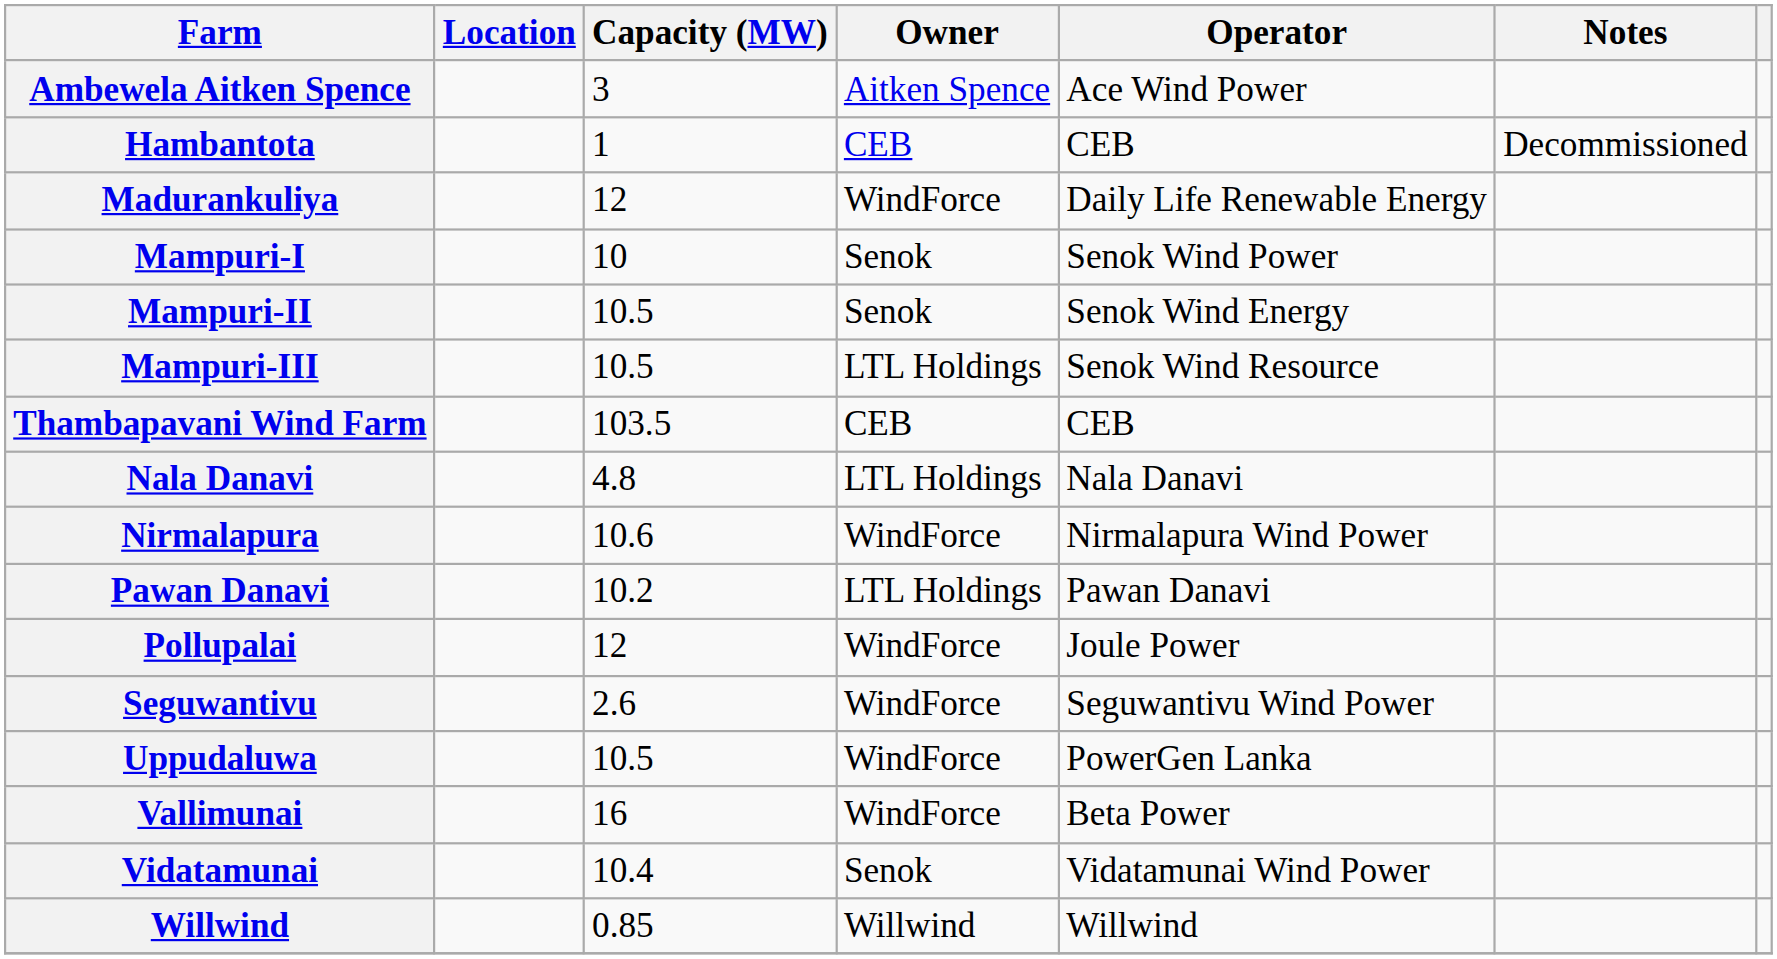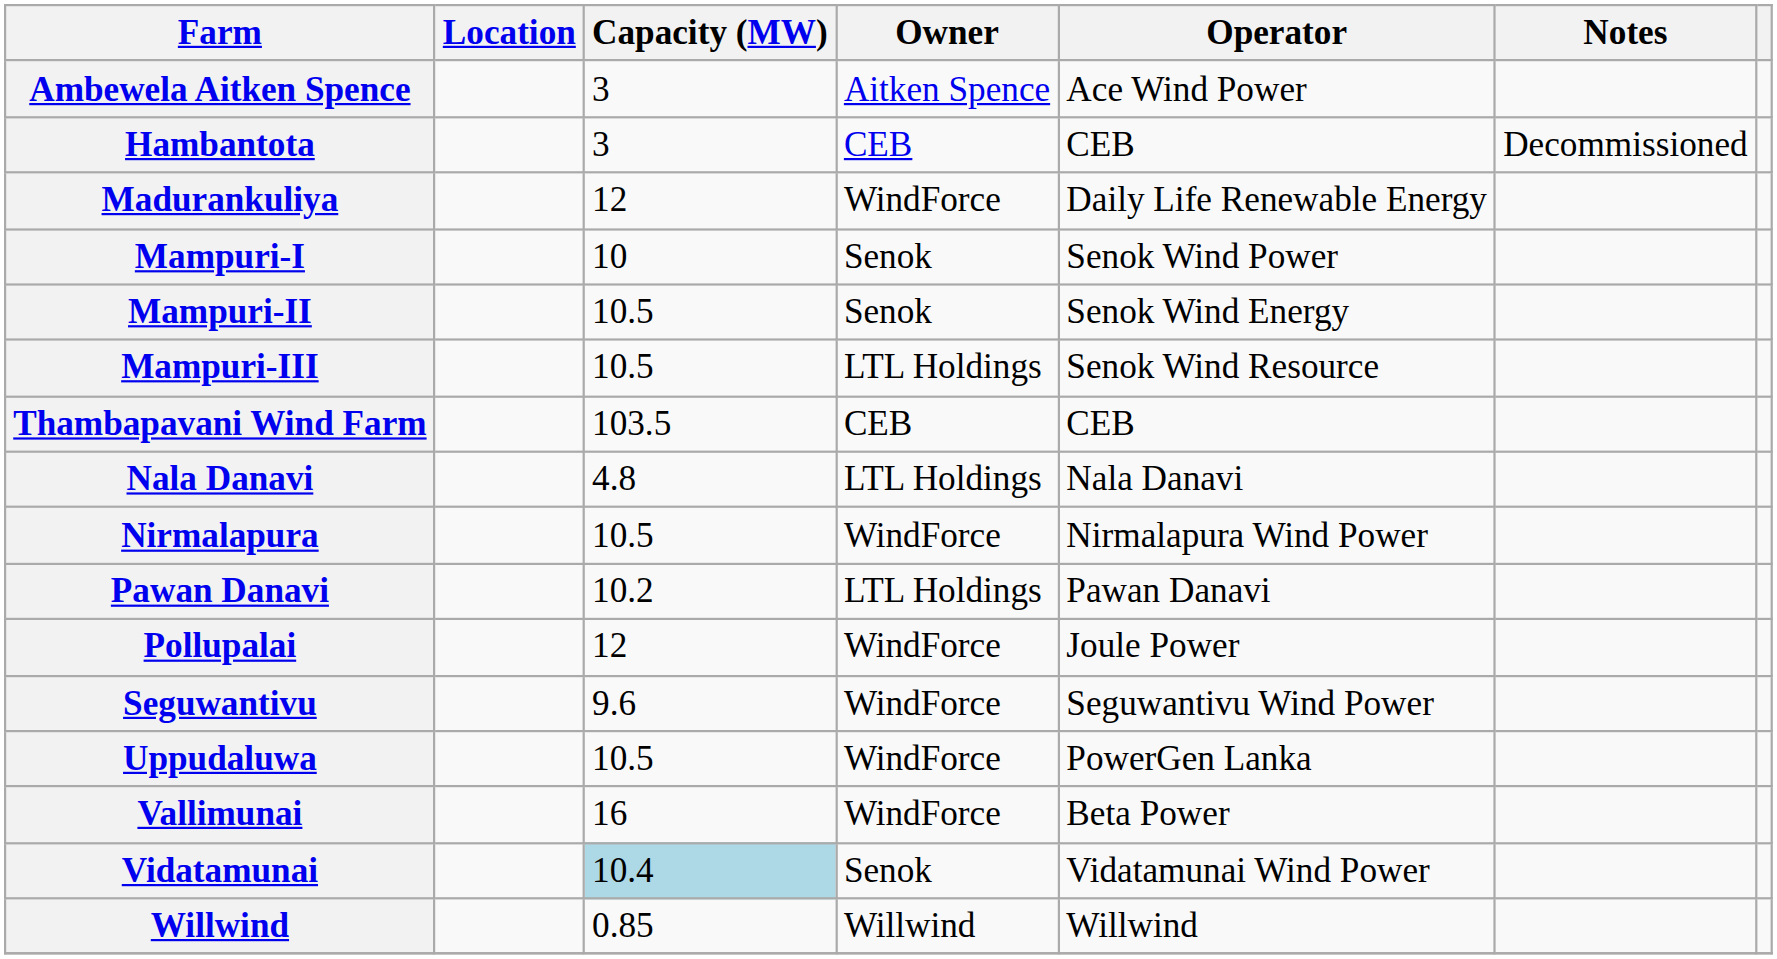(601, 144) 1 -> (601, 144) 3
(623, 534) 10.6 -> (623, 534) 10.5
(614, 702) 2.6 -> (614, 702) 9.6
(623, 869) no background -> (623, 869) lightblue background
